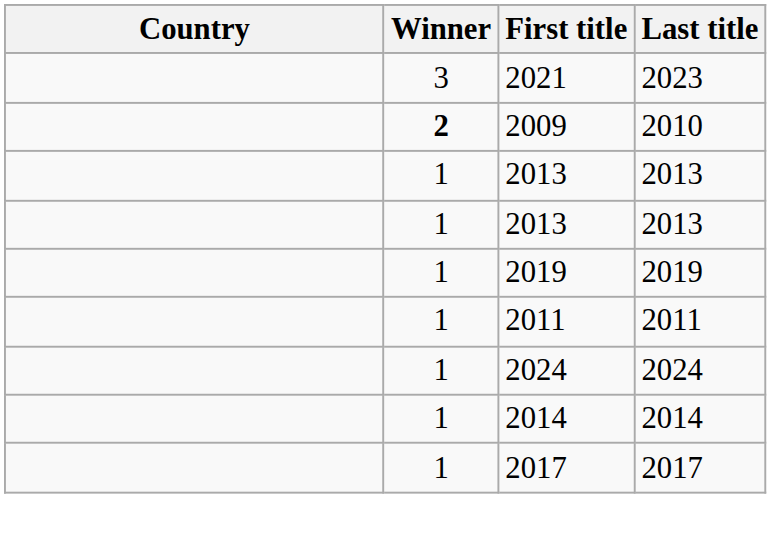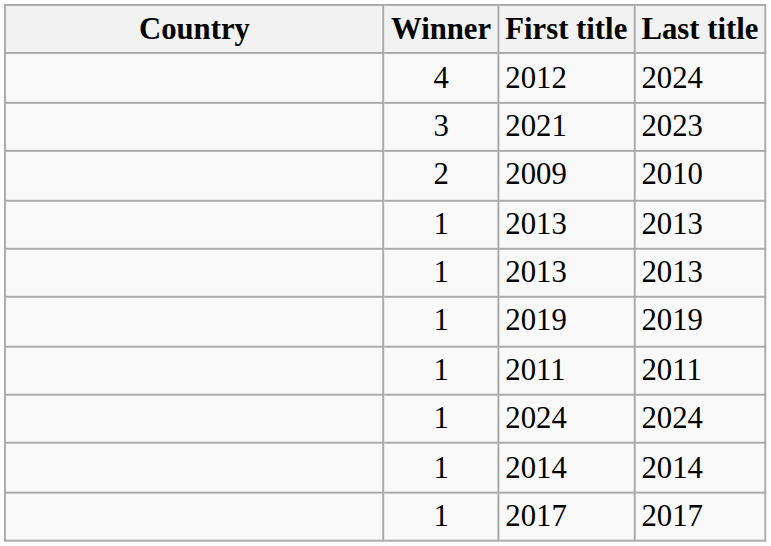+ row: (536, 77)
(441, 126) bold -> (441, 175) normal
